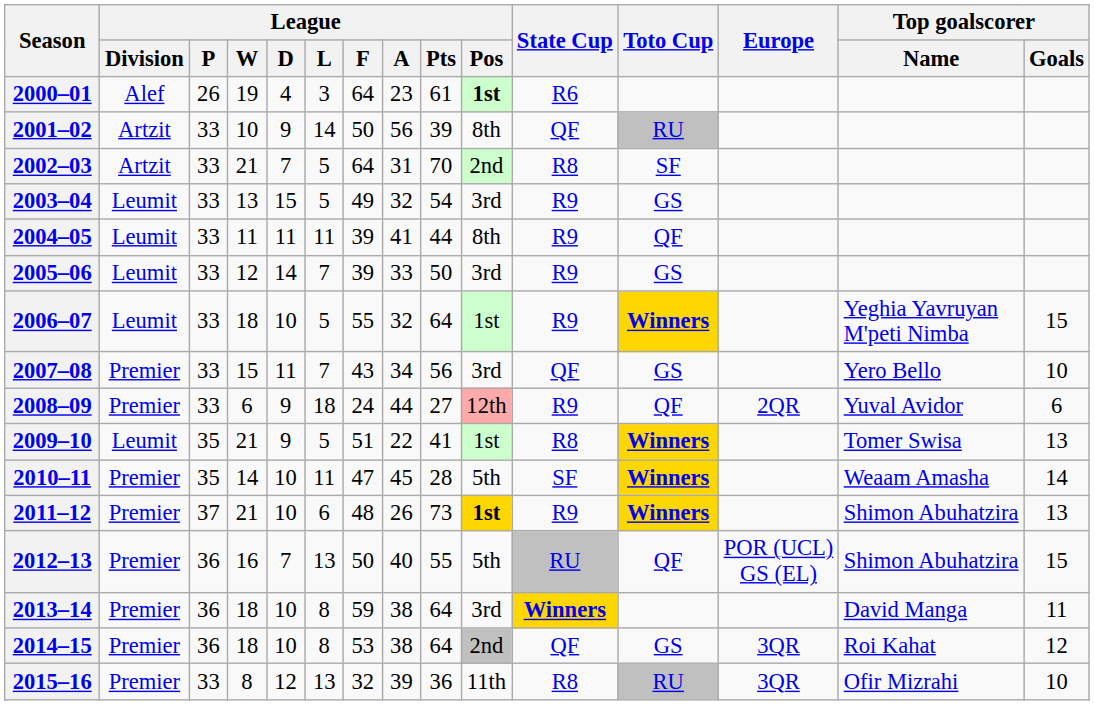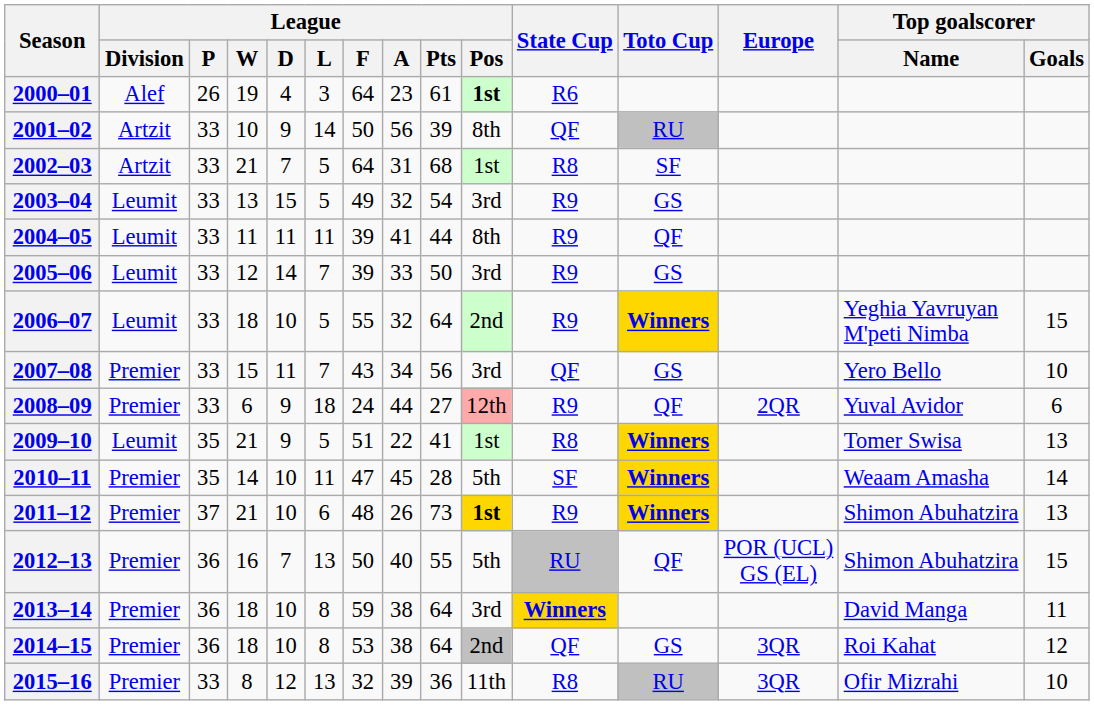(441, 165) 70 -> (441, 165) 68
(486, 165) 2nd -> (486, 165) 1st
(486, 321) 1st -> (486, 321) 2nd
